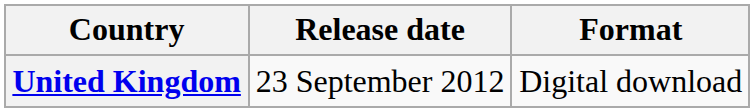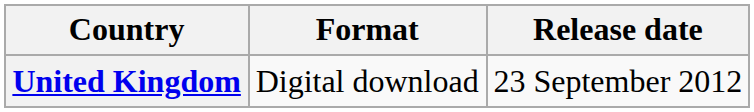columns swapped: (380, 29) <-> (631, 29)
